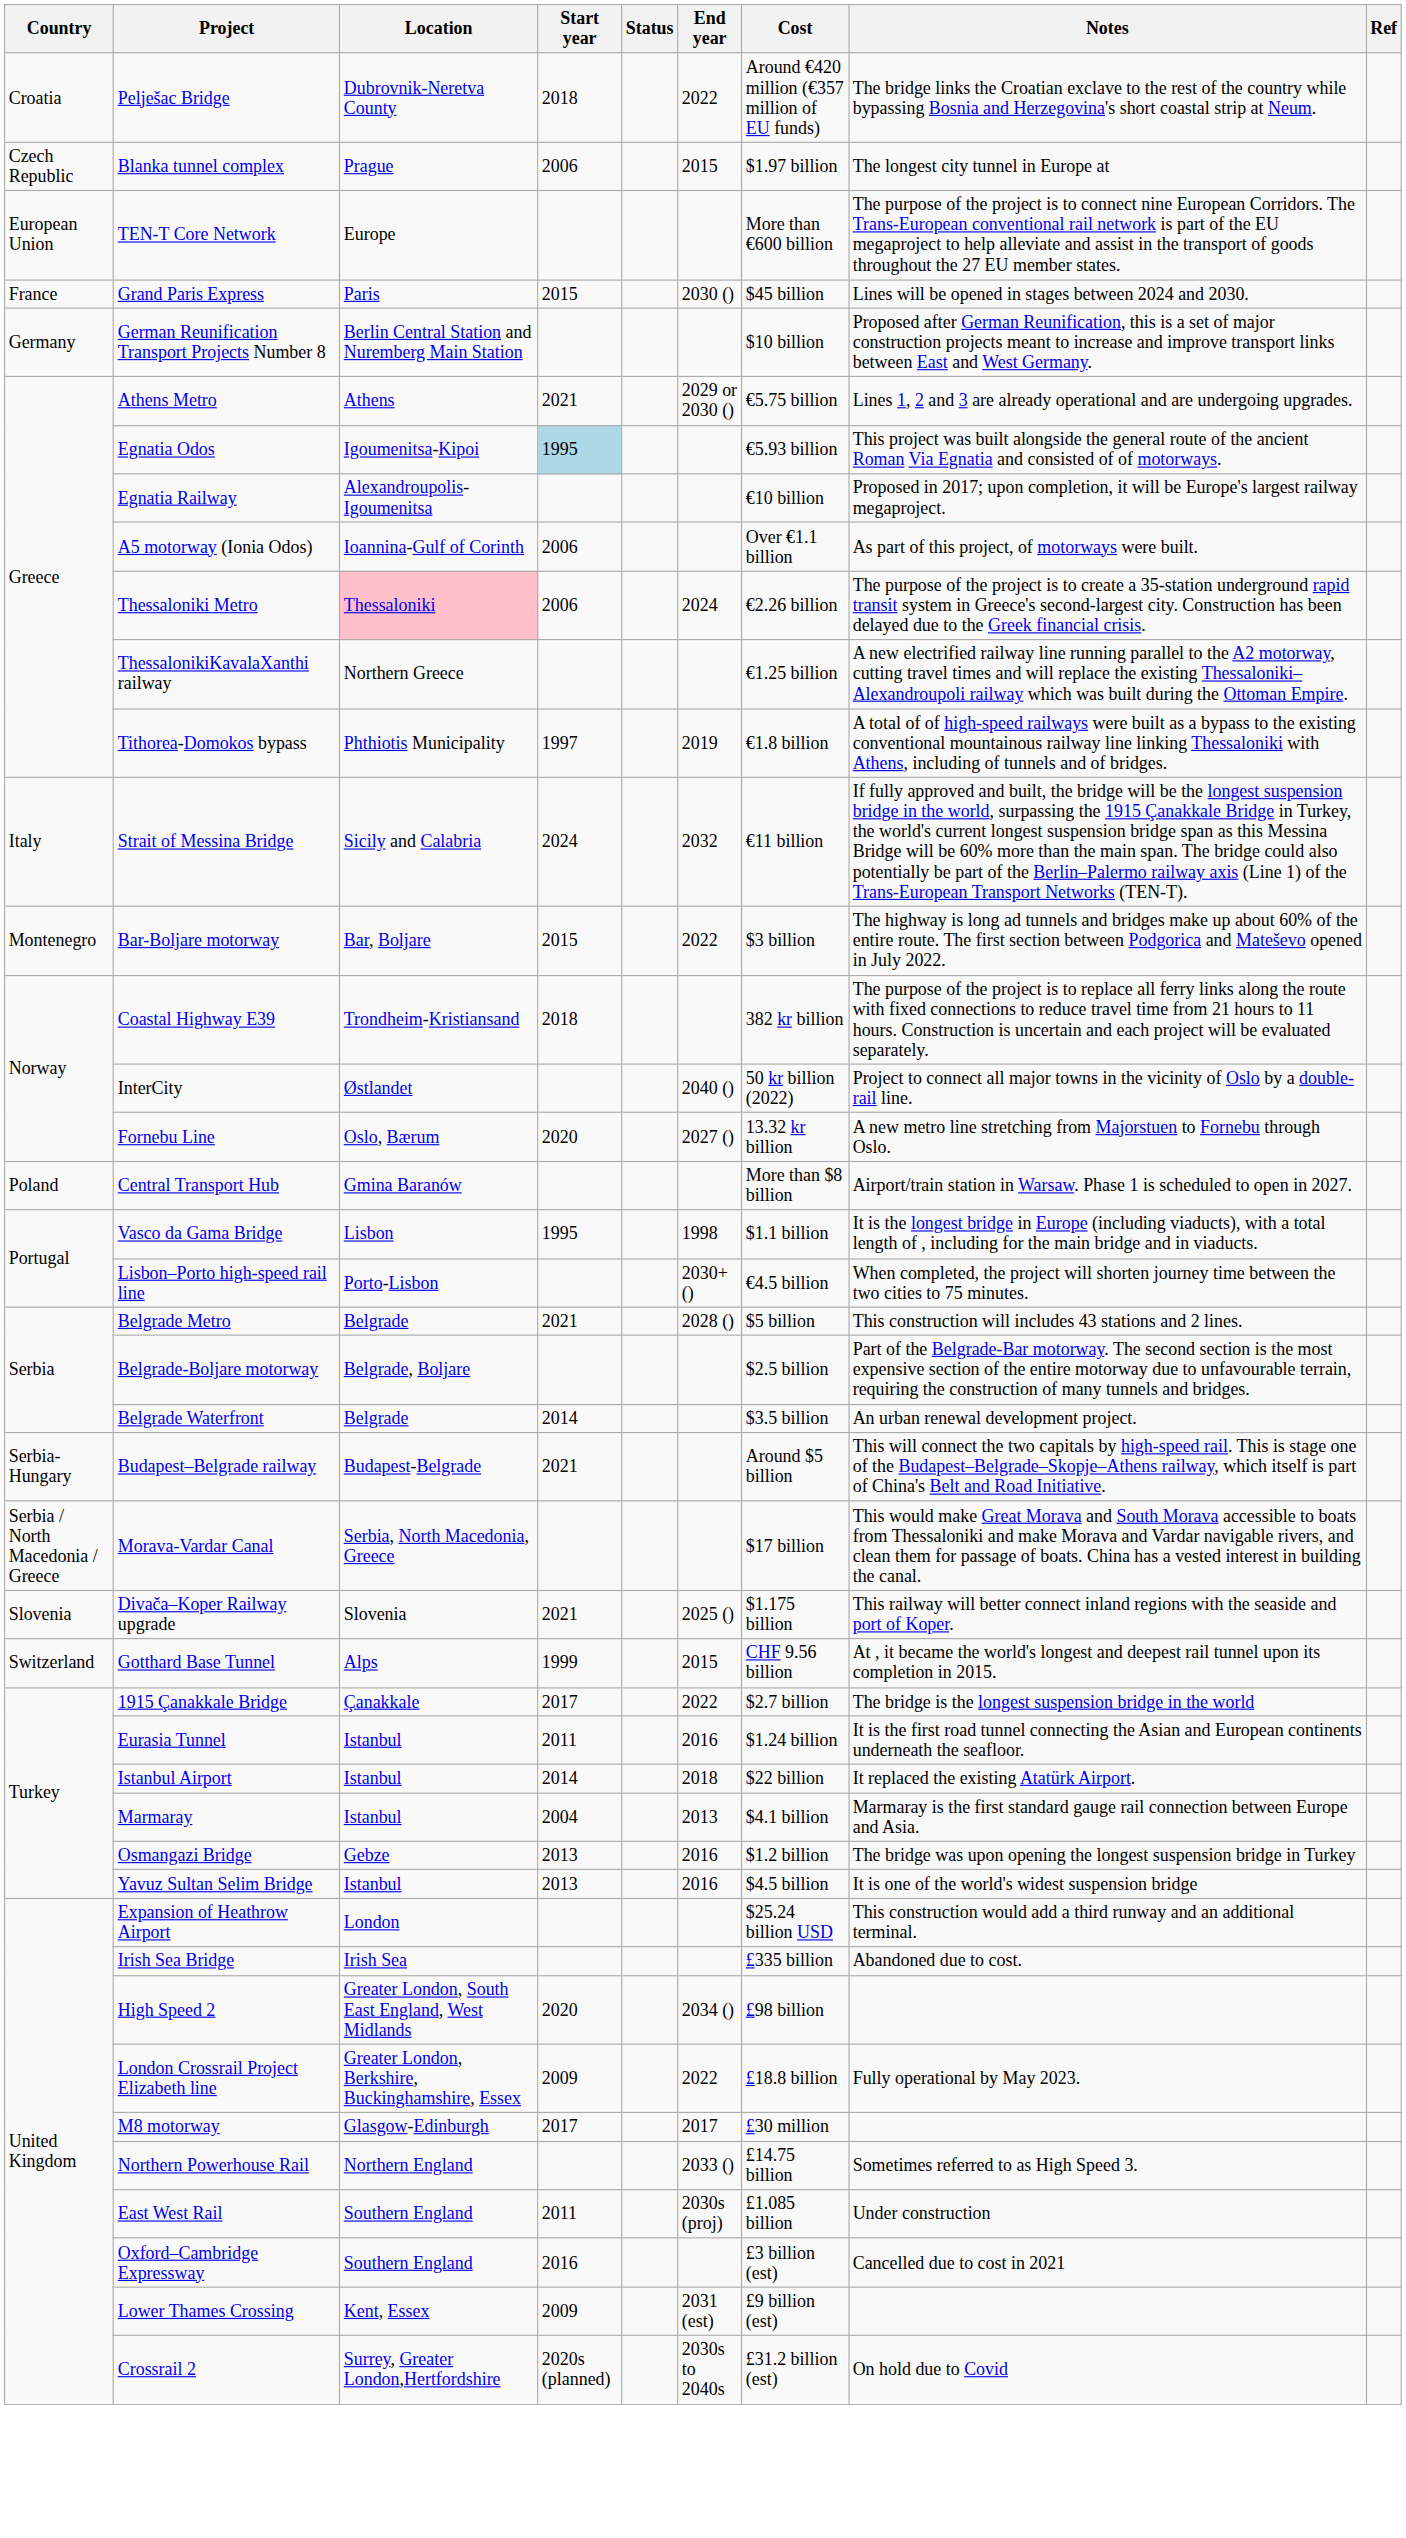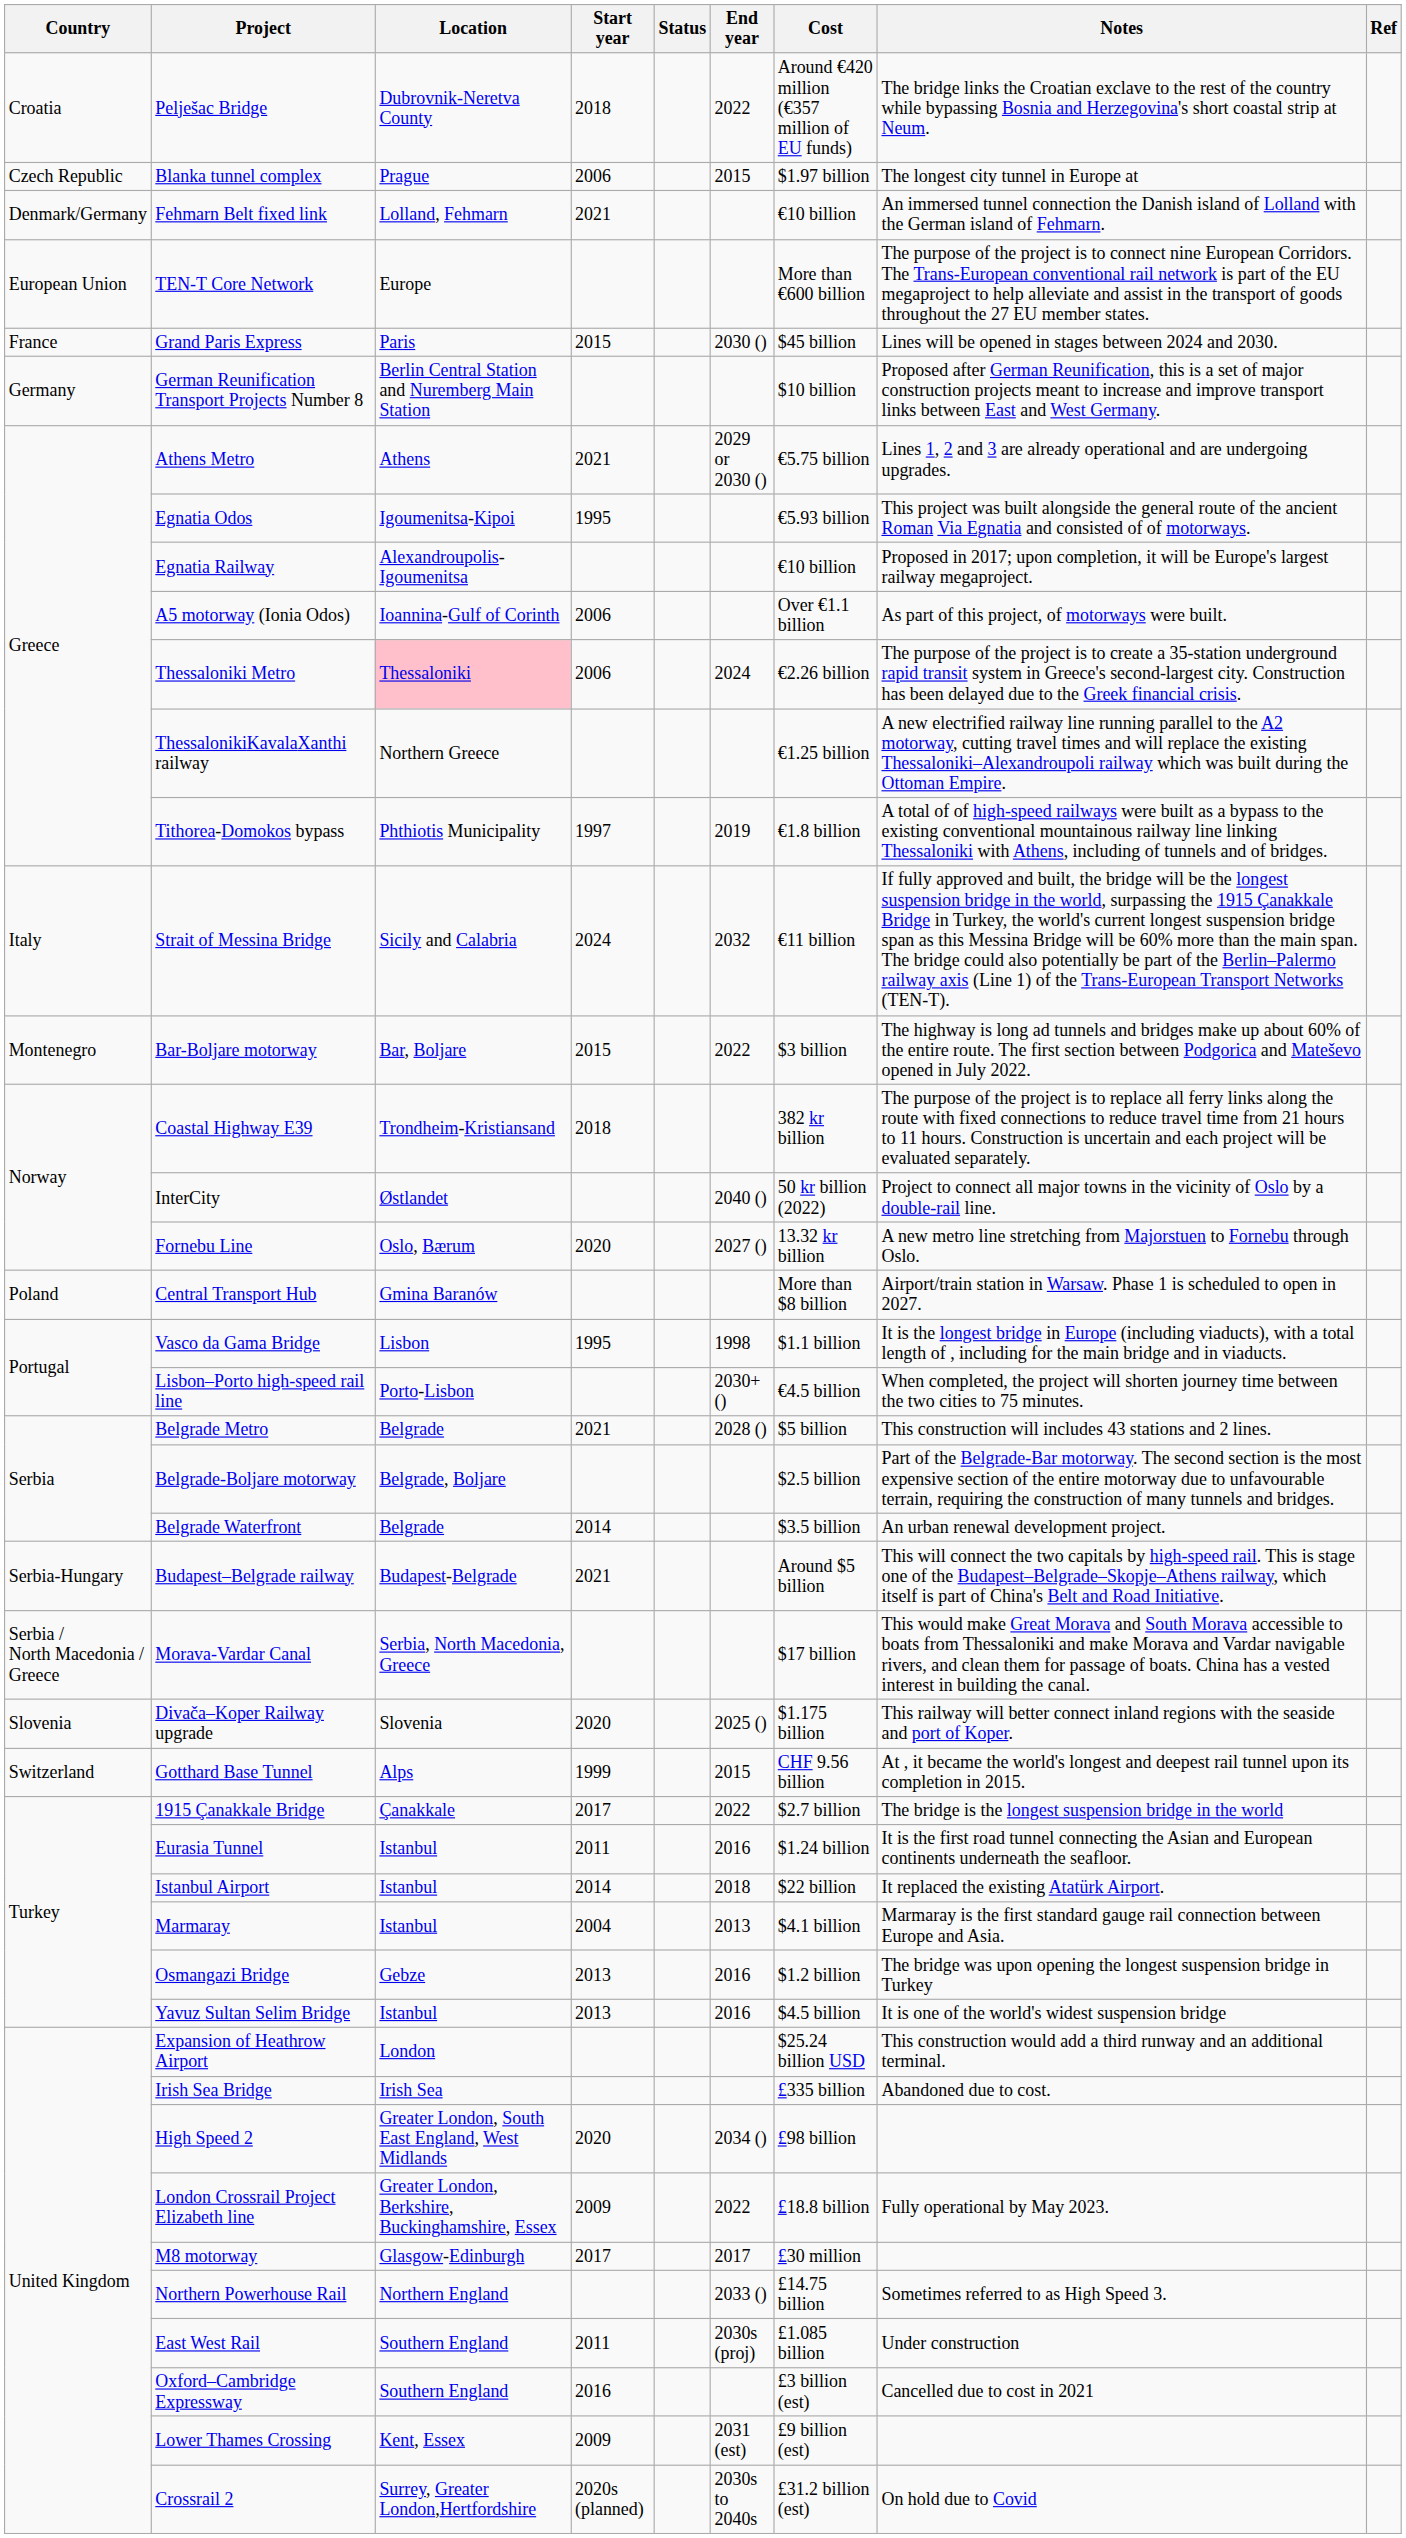+ row: (241, 214)
(560, 449) lightblue background -> (593, 518) no background
(560, 1614) 2021 -> (593, 1723) 2020
